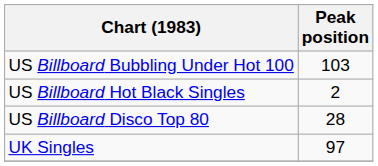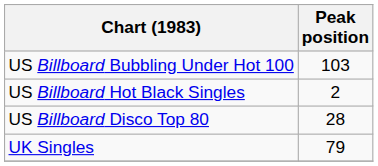(335, 147) 97 -> (335, 147) 79
